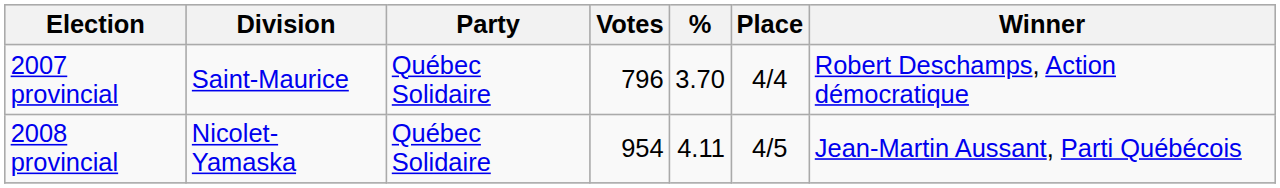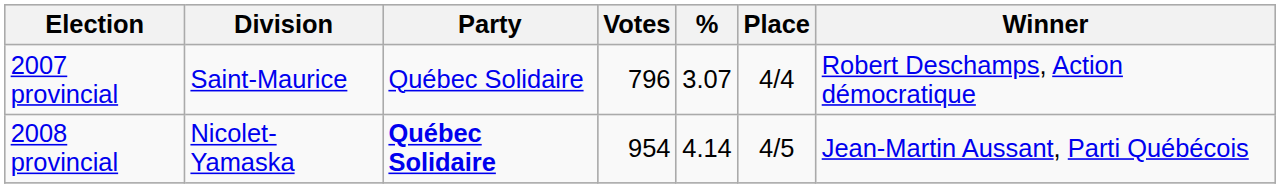(700, 79) 3.70 -> (707, 79) 3.07
(441, 148) normal -> (442, 148) bold
(701, 148) 4.11 -> (707, 148) 4.14
